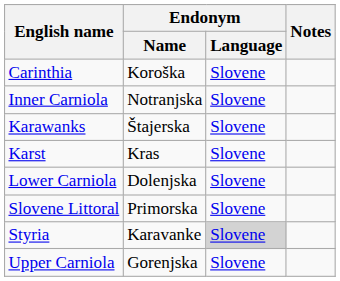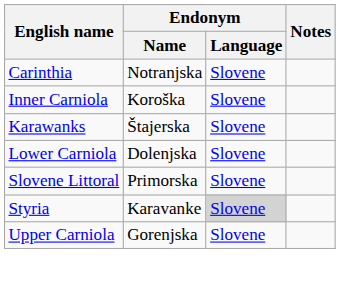(156, 72) Koroška -> (165, 72) Notranjska
(165, 99) Notranjska -> (156, 99) Koroška
- row: (27, 153)
